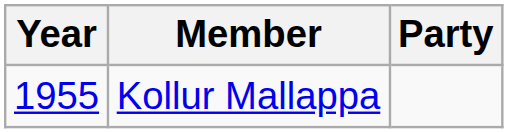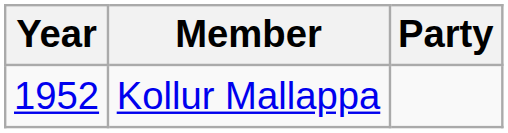(57, 95) 1955 -> (57, 95) 1952
